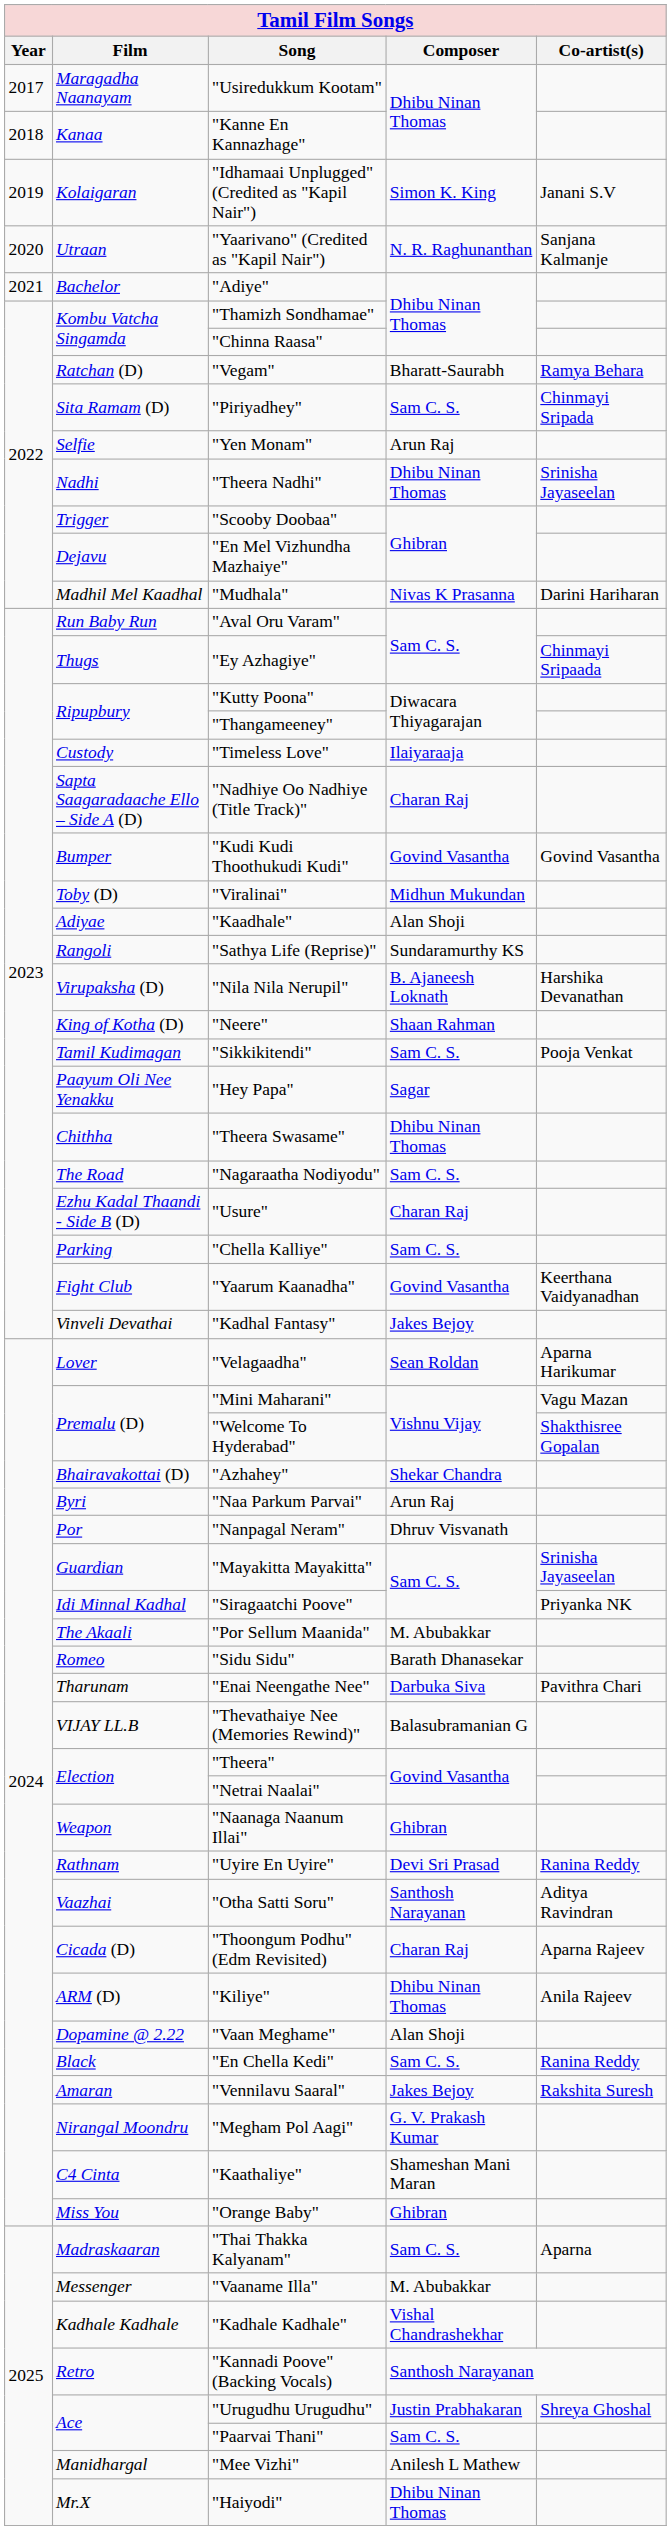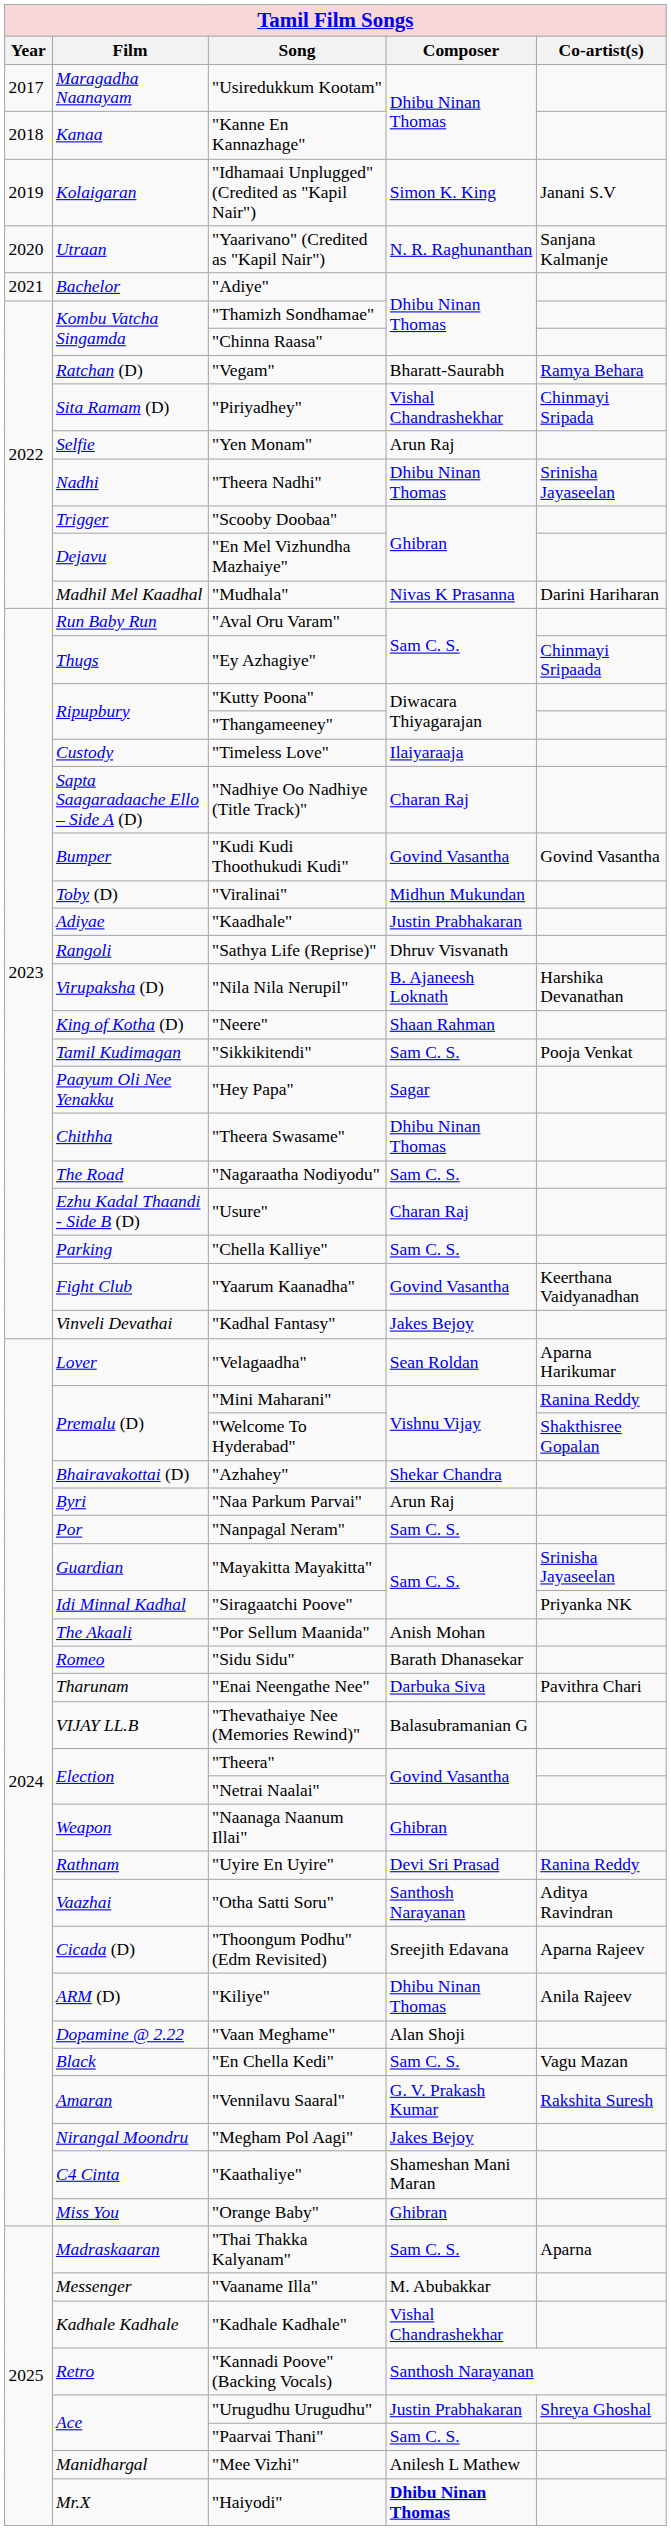(425, 407) Sam C. S. -> (447, 407) Vishal Chandrashekhar
(427, 921) Alan Shoji -> (456, 921) Justin Prabhakaran
(457, 949) Sundaramurthy KS -> (449, 949) Dhruv Visvanath
(584, 1399) Vagu Mazan -> (590, 1399) Ranina Reddy
(449, 1529) Dhruv Visvanath -> (425, 1529) Sam C. S.
(440, 1632) M. Abubakkar -> (438, 1632) Anish Mohan
(429, 1949) Charan Raj -> (449, 1949) Sreejith Edavana
(590, 2062) Ranina Reddy -> (584, 2062) Vagu Mazan
(432, 2089) Jakes Bejoy -> (438, 2099) G. V. Prakash Kumar
(438, 2127) G. V. Prakash Kumar -> (432, 2137) Jakes Bejoy
(435, 2501) normal -> (438, 2501) bold
